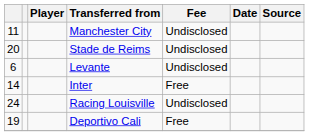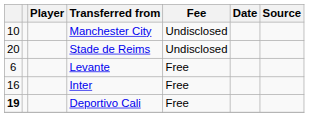(13, 31) 11 -> (13, 31) 10
(197, 67) Undisclosed -> (177, 67) Free
(13, 85) 14 -> (13, 85) 16
- row: (112, 103)
(13, 121) normal -> (13, 103) bold
